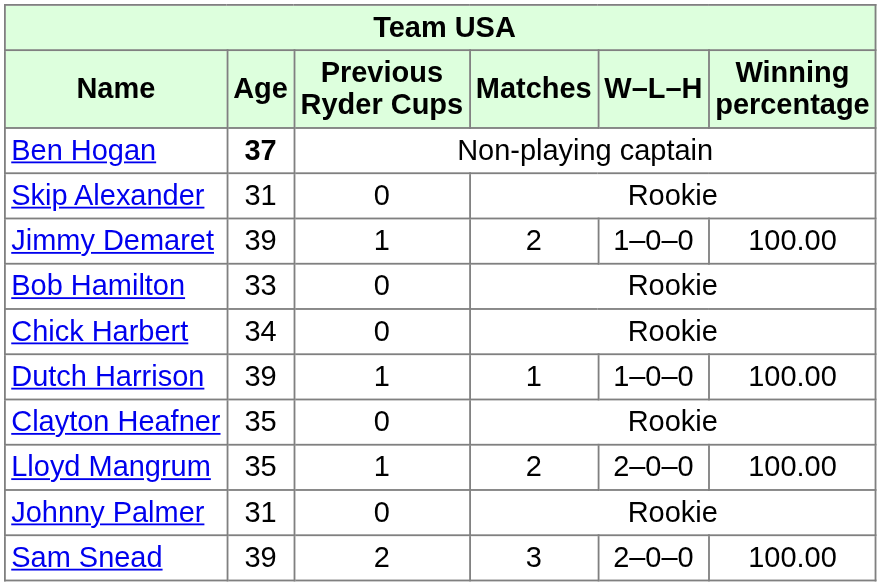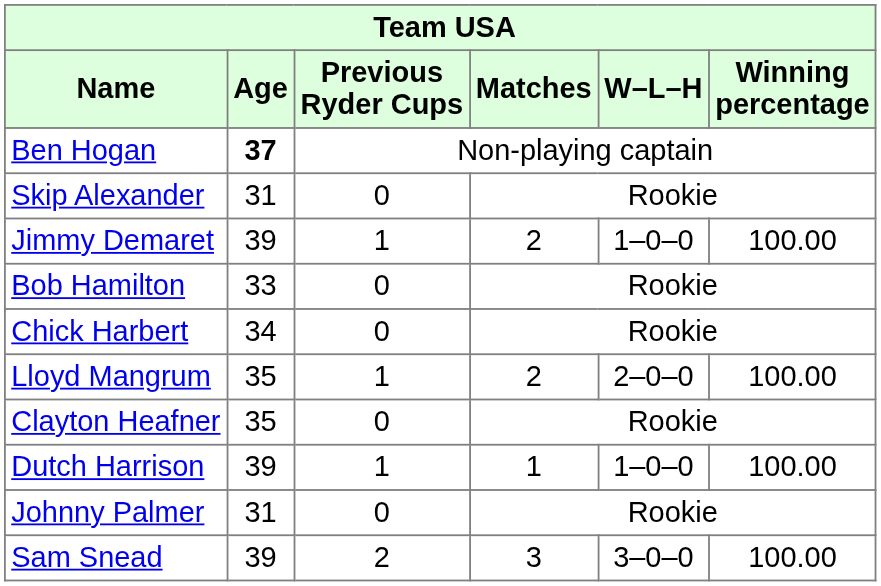rows swapped: (108, 376) <-> (111, 466)
(653, 557) 2–0–0 -> (653, 557) 3–0–0
